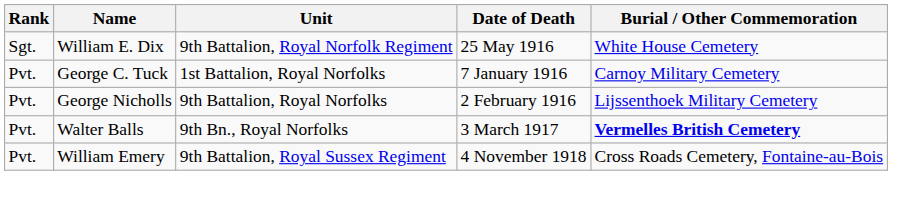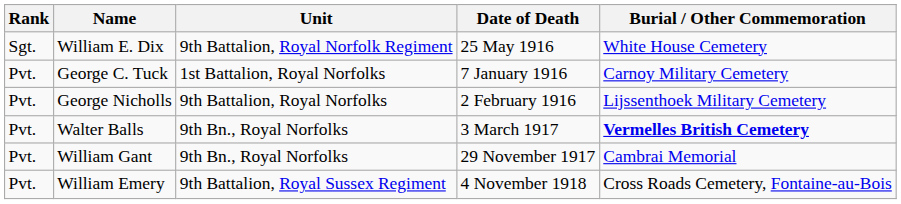+ row: (105, 156)
